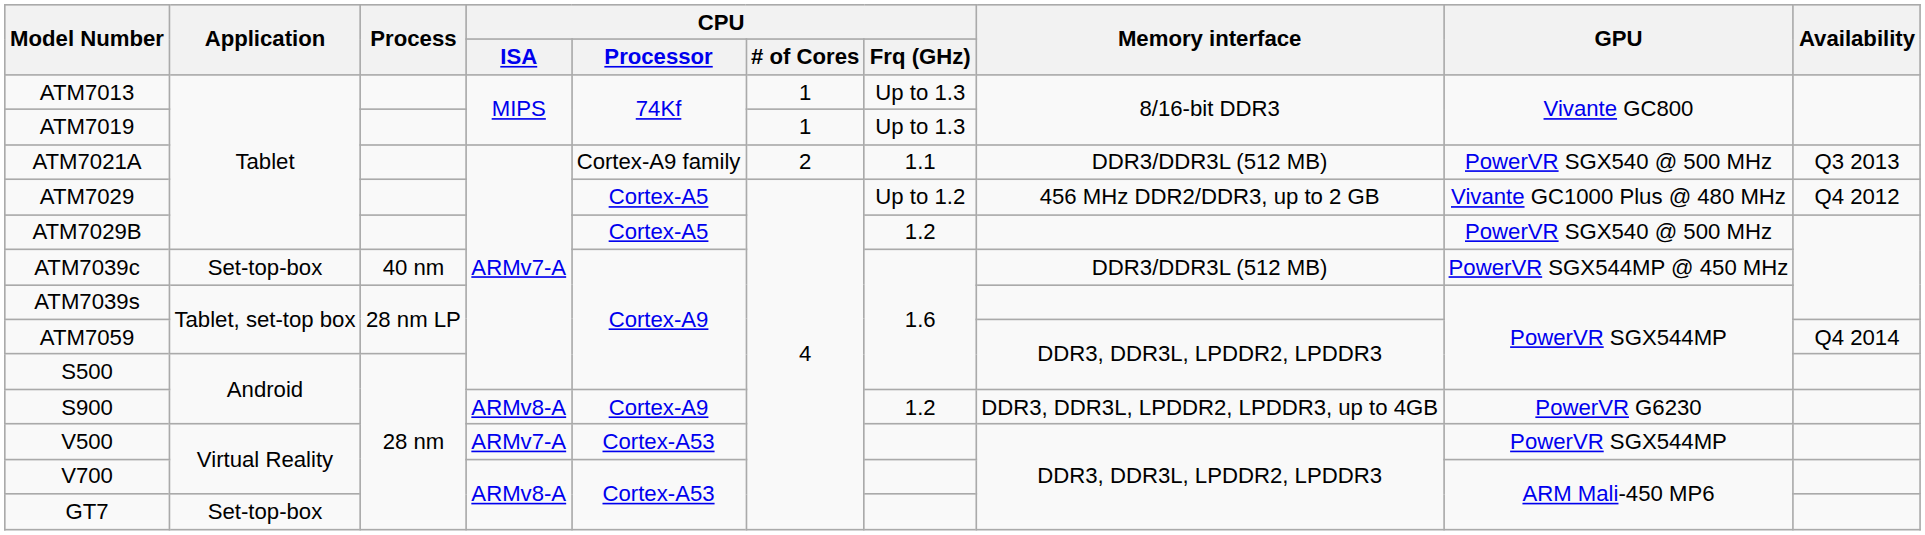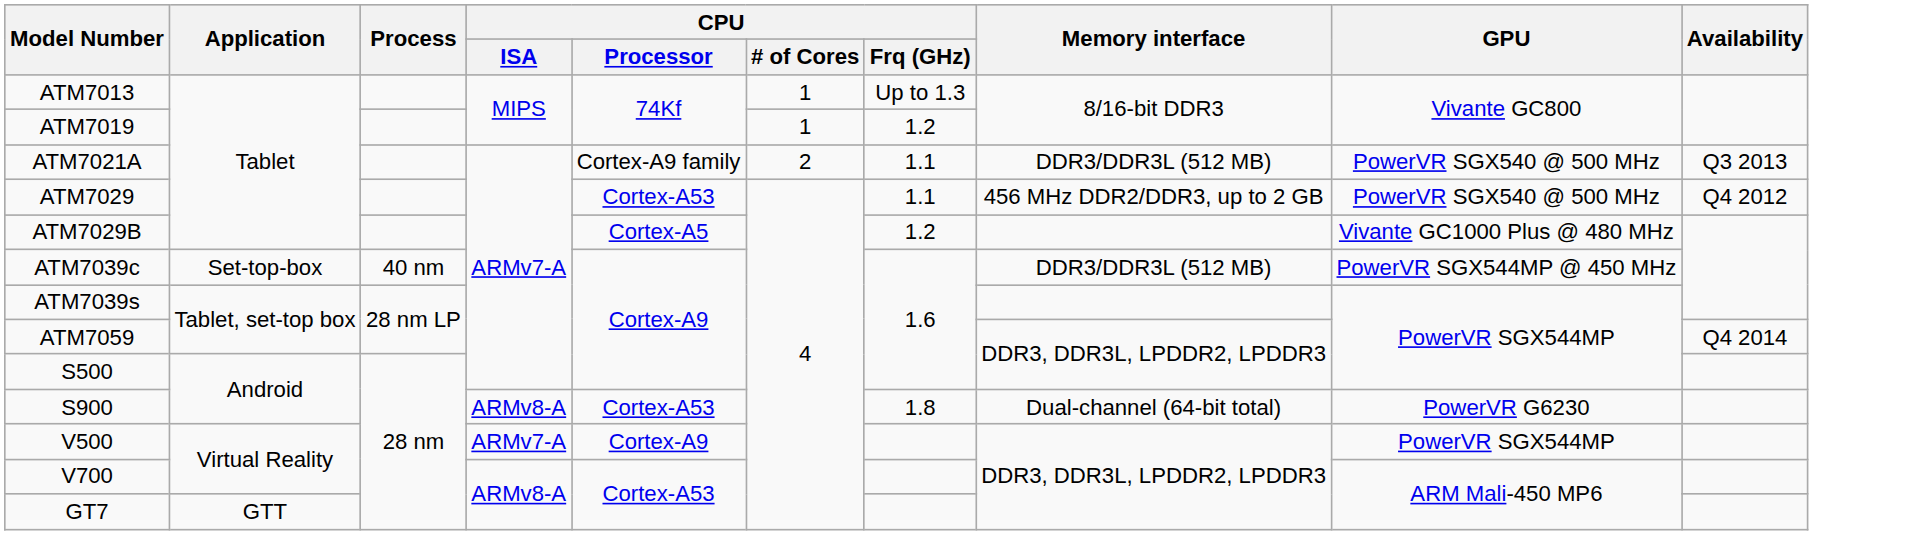(920, 127) Up to 1.3 -> (920, 127) 1.2
(659, 197) Cortex-A5 -> (659, 197) Cortex-A53
(920, 197) Up to 1.2 -> (920, 197) 1.1
(1618, 197) Vivante GC1000 Plus @ 480 MHz -> (1506, 197) PowerVR SGX540 @ 500 MHz
(1618, 232) PowerVR SGX540 @ 500 MHz -> (1506, 232) Vivante GC1000 Plus @ 480 MHz
(659, 406) Cortex-A9 -> (659, 406) Cortex-A53
(920, 406) 1.2 -> (920, 406) 1.8
(1210, 406) DDR3, DDR3L, LPDDR2, LPDDR3, up to 4GB -> (1154, 406) Dual-channel (64-bit total)
(659, 441) Cortex-A53 -> (659, 441) Cortex-A9
(265, 511) Set-top-box -> (265, 511) GTT
